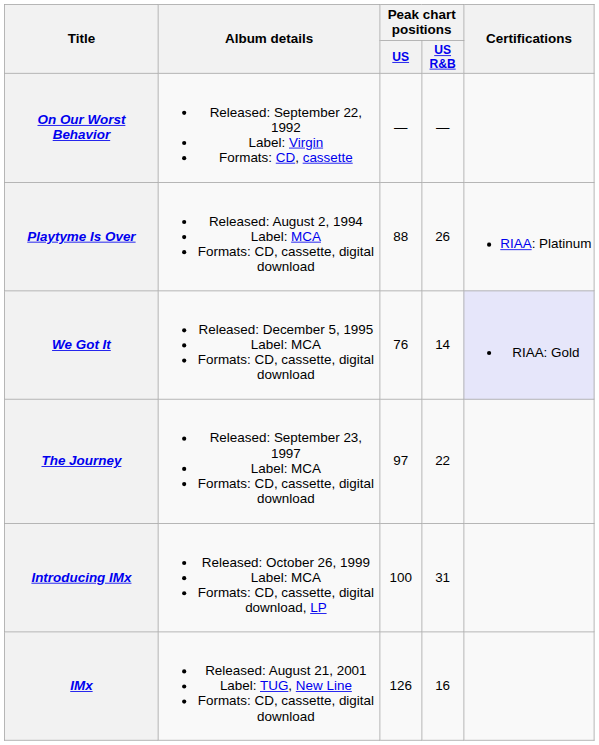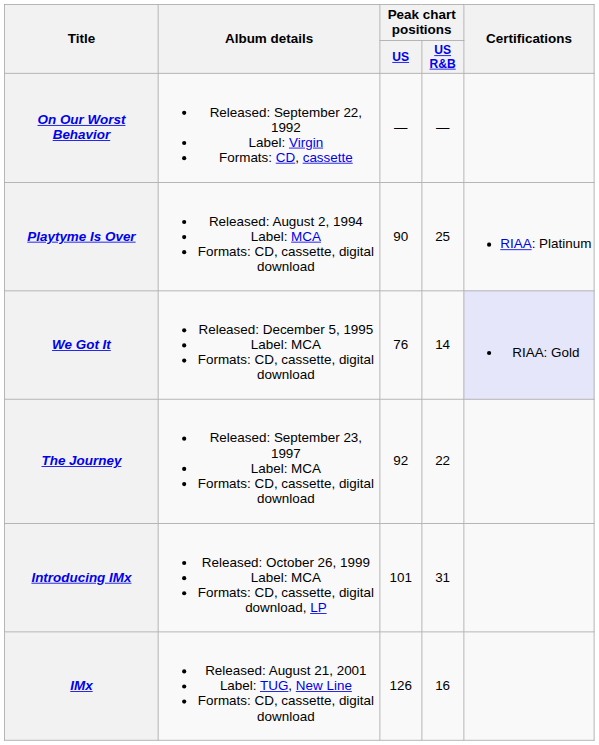(401, 236) 88 -> (401, 236) 90
(443, 236) 26 -> (443, 236) 25
(401, 461) 97 -> (401, 461) 92
(401, 577) 100 -> (401, 577) 101
